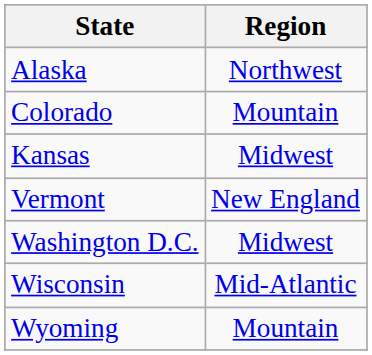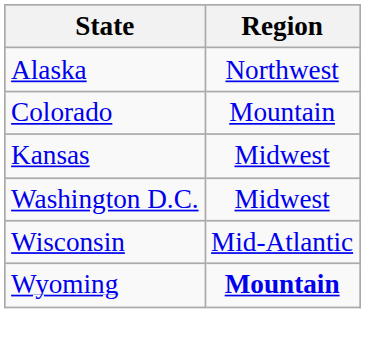- row: (58, 198)
(286, 328) normal -> (282, 284) bold
